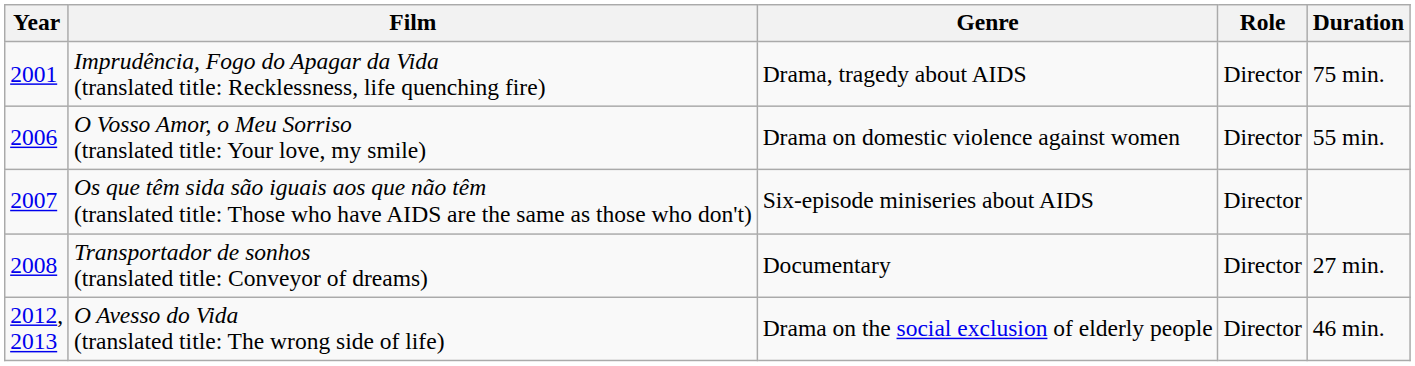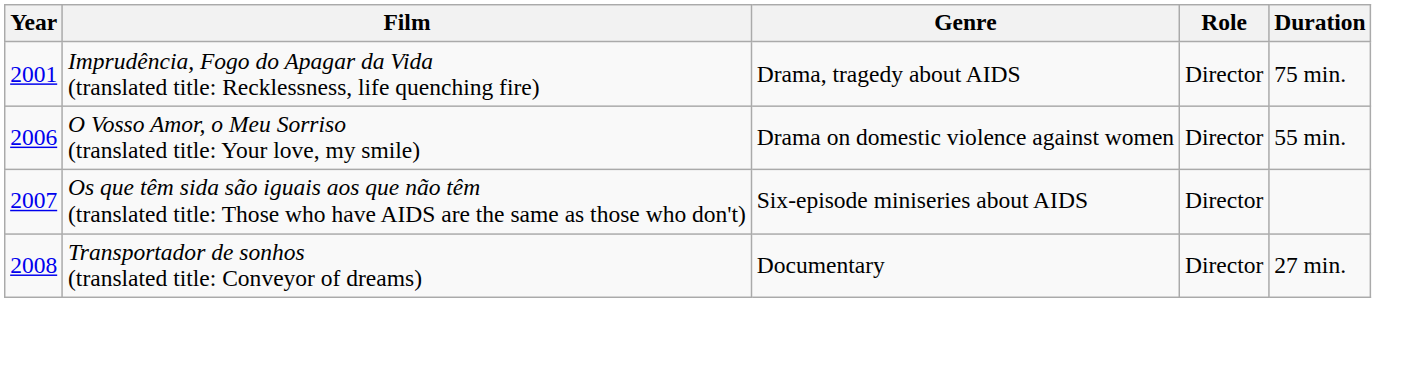- row: (259, 328)
